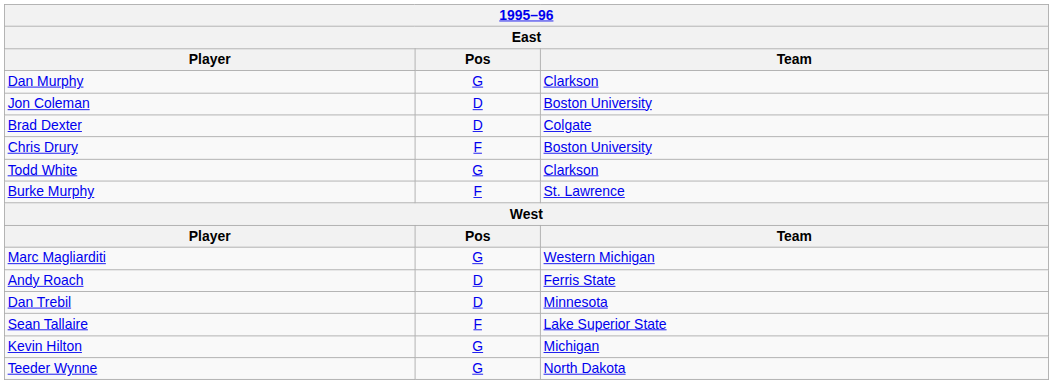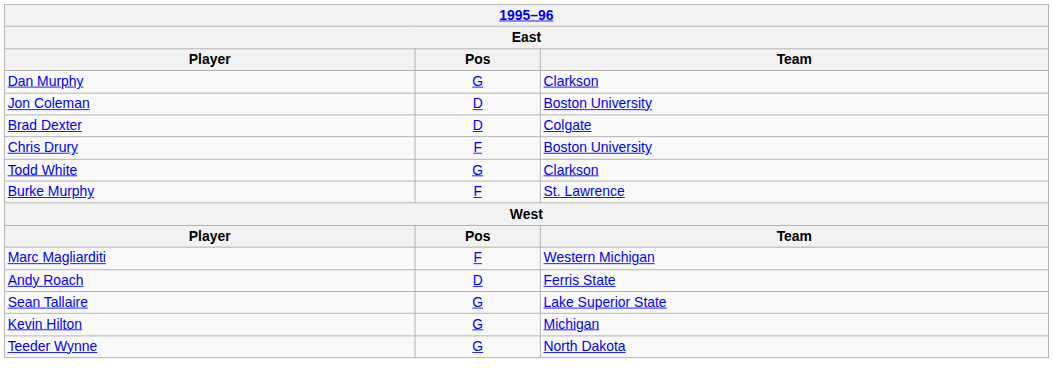(478, 258) G -> (478, 258) F
- row: (39, 302)
(478, 324) F -> (478, 302) G
